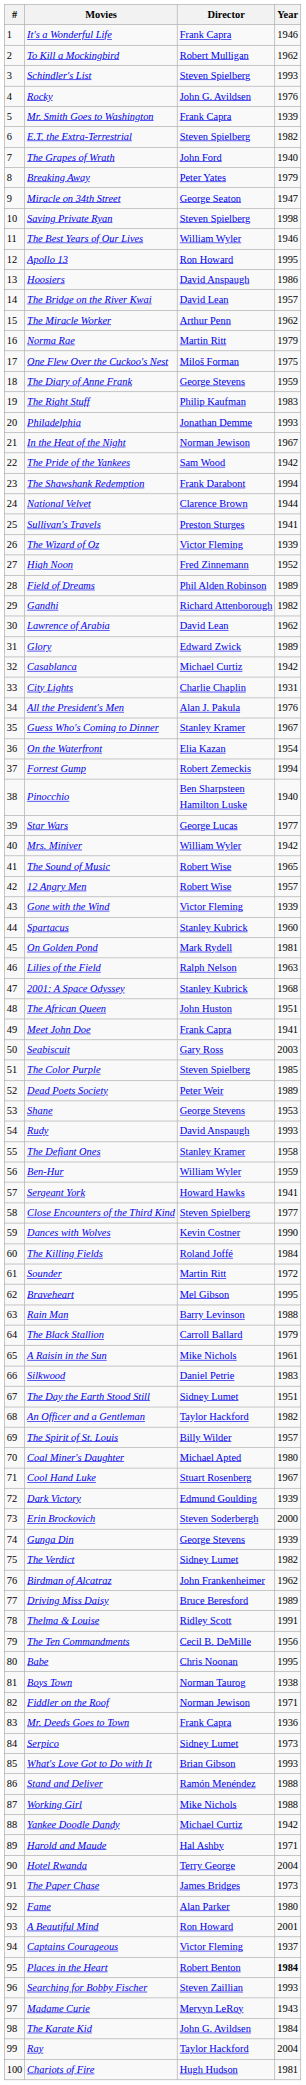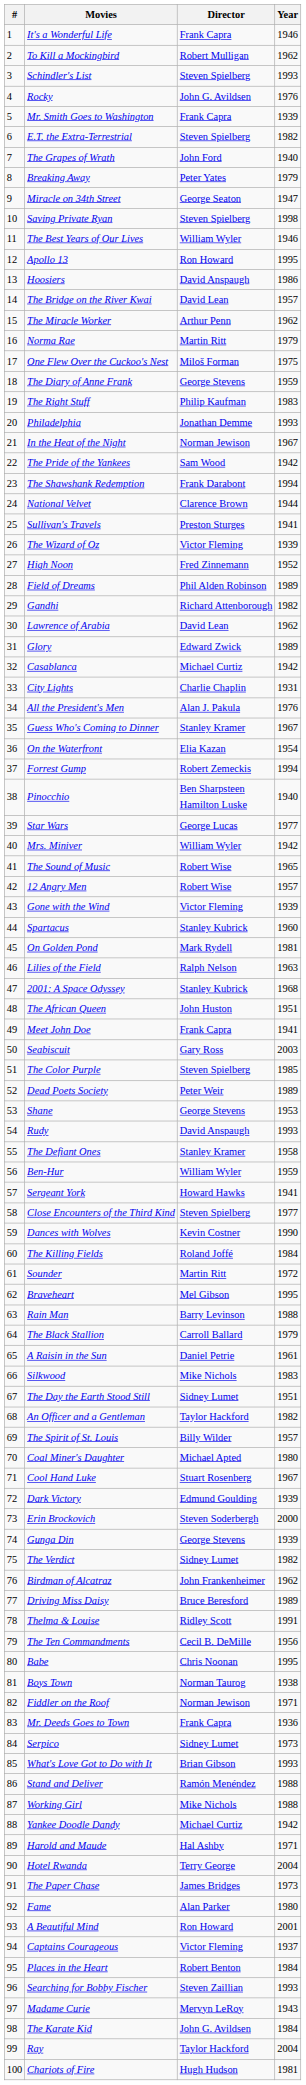(208, 1355) Mike Nichols -> (207, 1355) Daniel Petrie
(207, 1376) Daniel Petrie -> (208, 1376) Mike Nichols
(288, 1967) bold -> (288, 1967) normal
